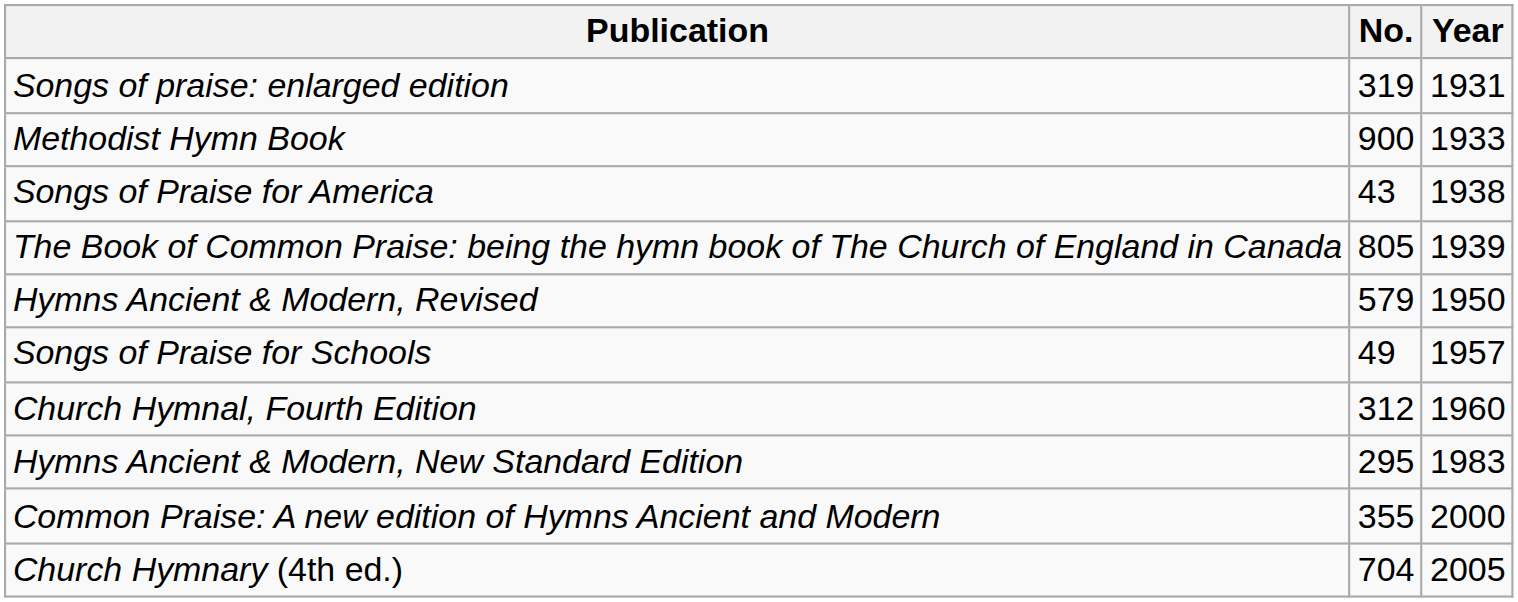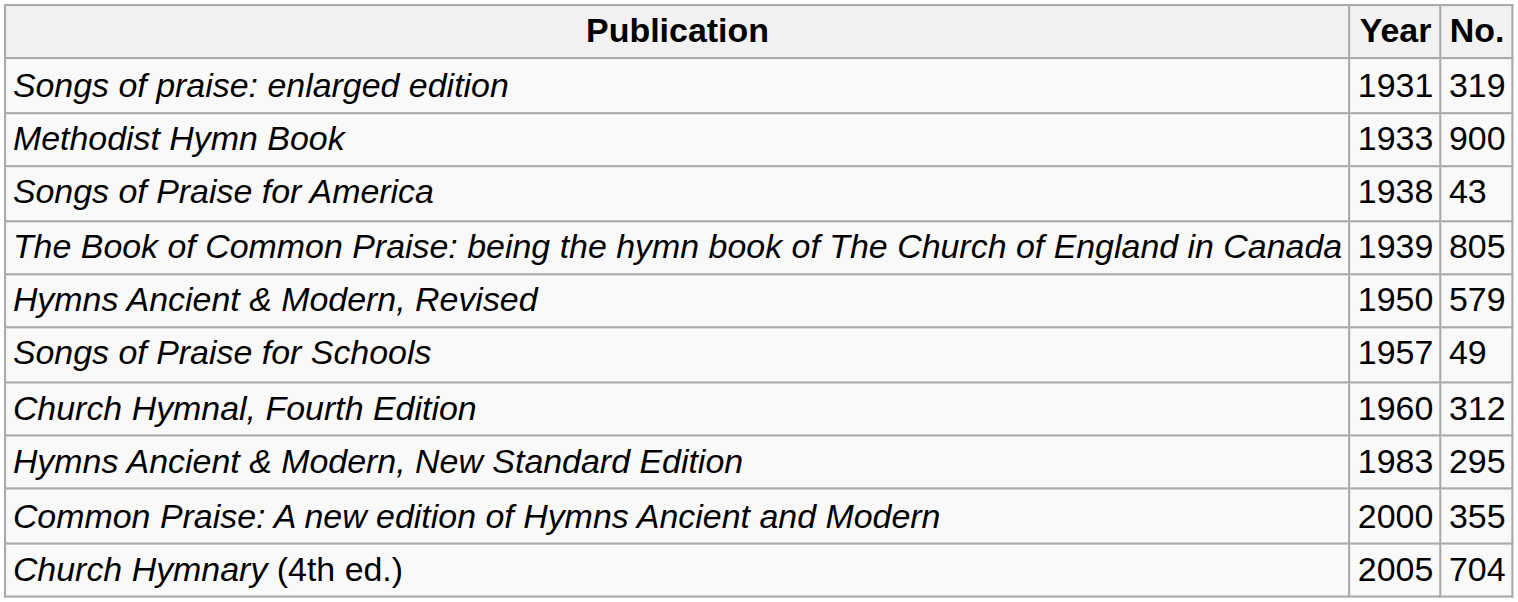columns swapped: (1468, 31) <-> (1386, 31)
